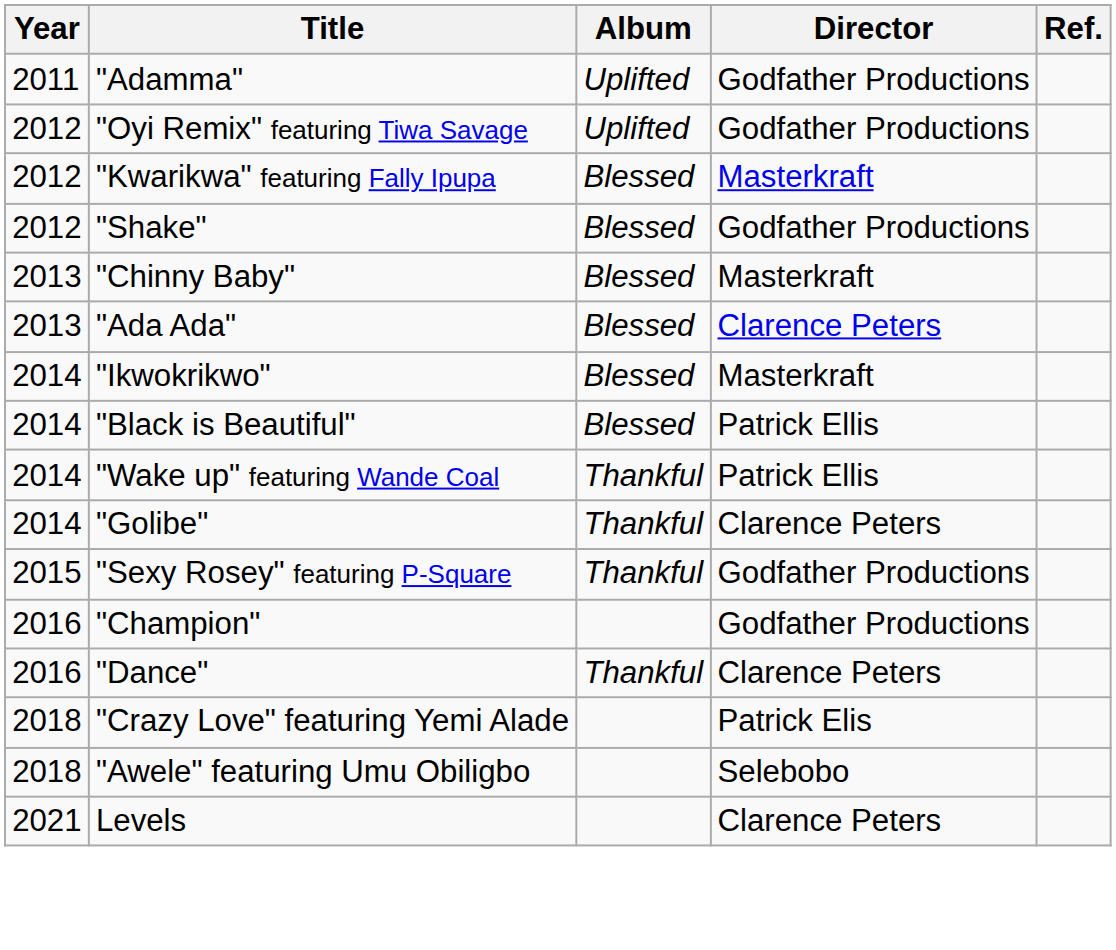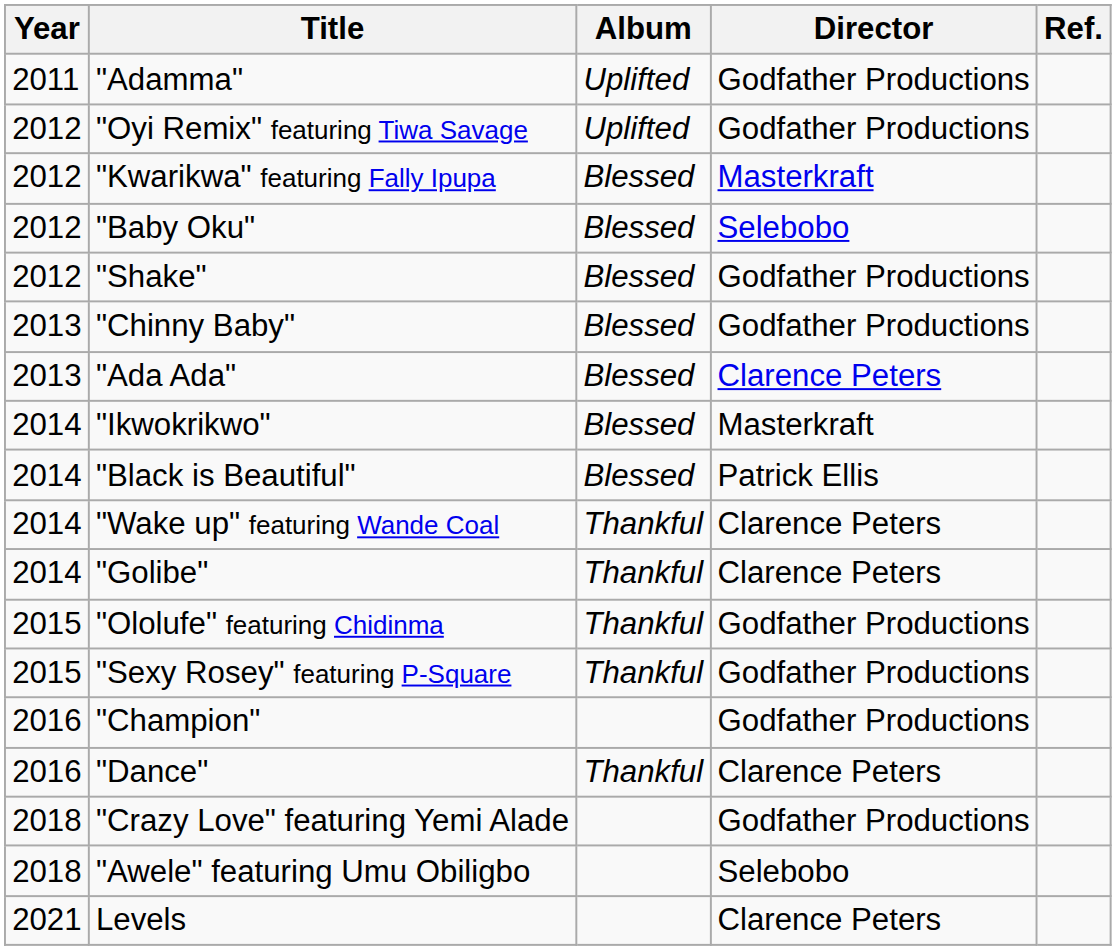+ row: (176, 227)
(796, 276) Masterkraft -> (874, 326) Godfather Productions
(798, 474) Patrick Ellis -> (829, 524) Clarence Peters
+ row: (270, 623)
(795, 721) Patrick Elis -> (874, 820) Godfather Productions
